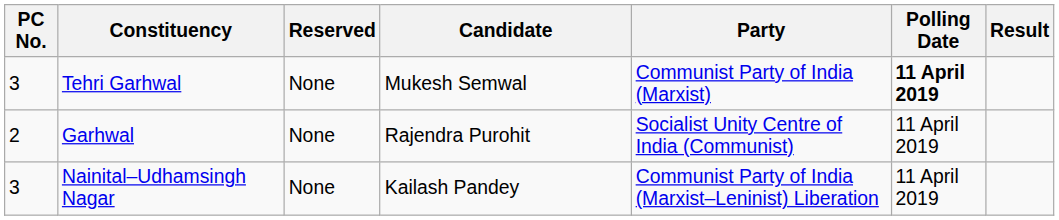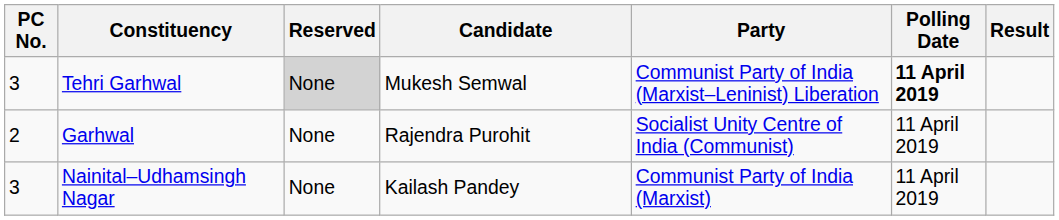(312, 83) no background -> (312, 83) lightgrey background
(744, 83) Communist Party of India (Marxist) -> (757, 83) Communist Party of India (Marxist–Leninist) Liberation
(757, 188) Communist Party of India (Marxist–Leninist) Liberation -> (744, 188) Communist Party of India (Marxist)
